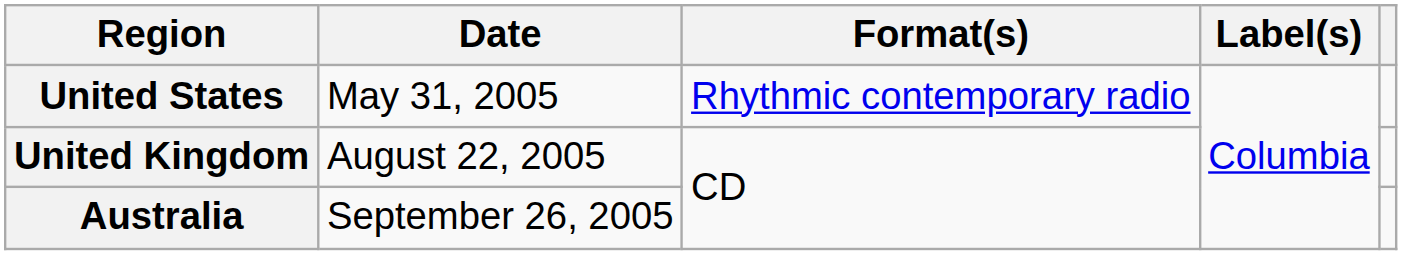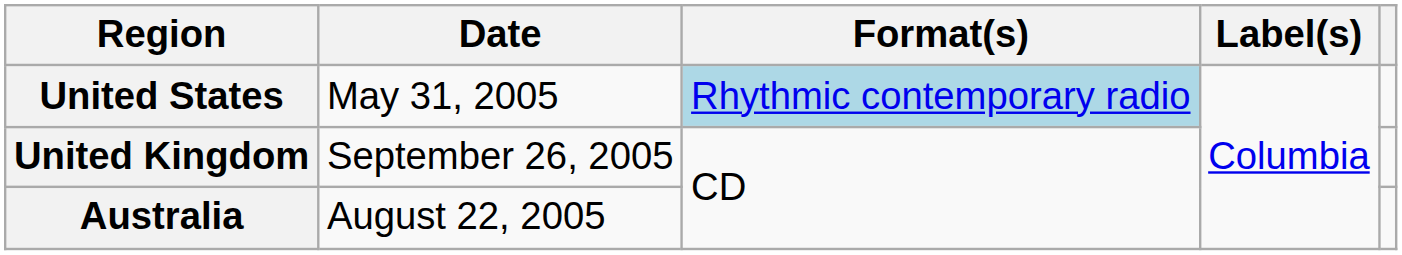(941, 95) no background -> (941, 95) lightblue background
(466, 156) August 22, 2005 -> (500, 156) September 26, 2005
(500, 216) September 26, 2005 -> (466, 216) August 22, 2005
